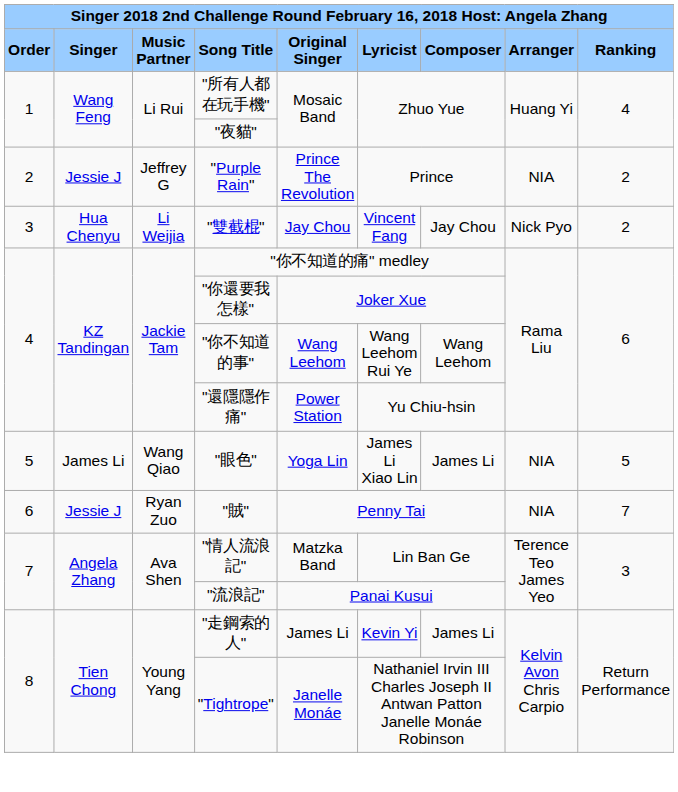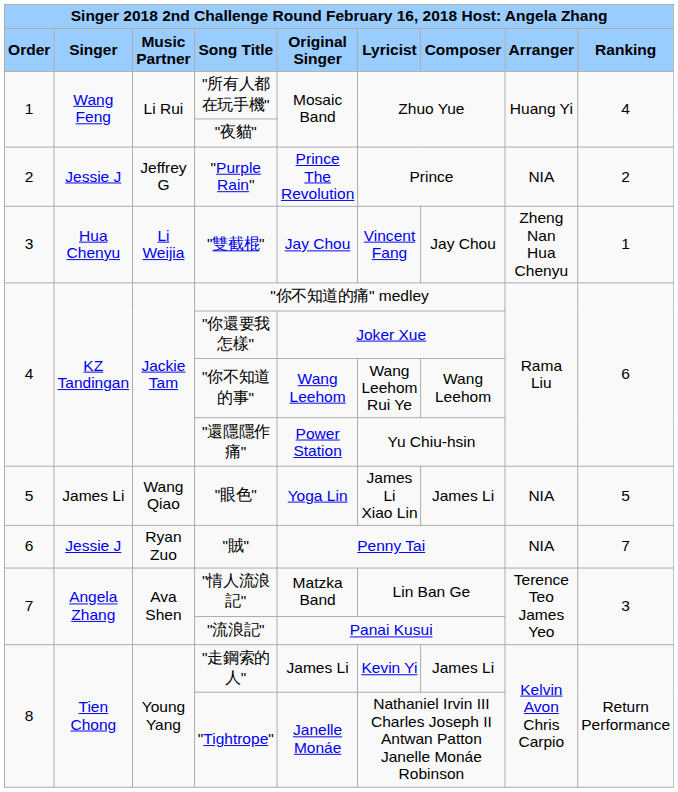(541, 227) Nick Pyo -> (541, 244) Zheng Nan Hua Chenyu
(626, 227) 2 -> (626, 244) 1
